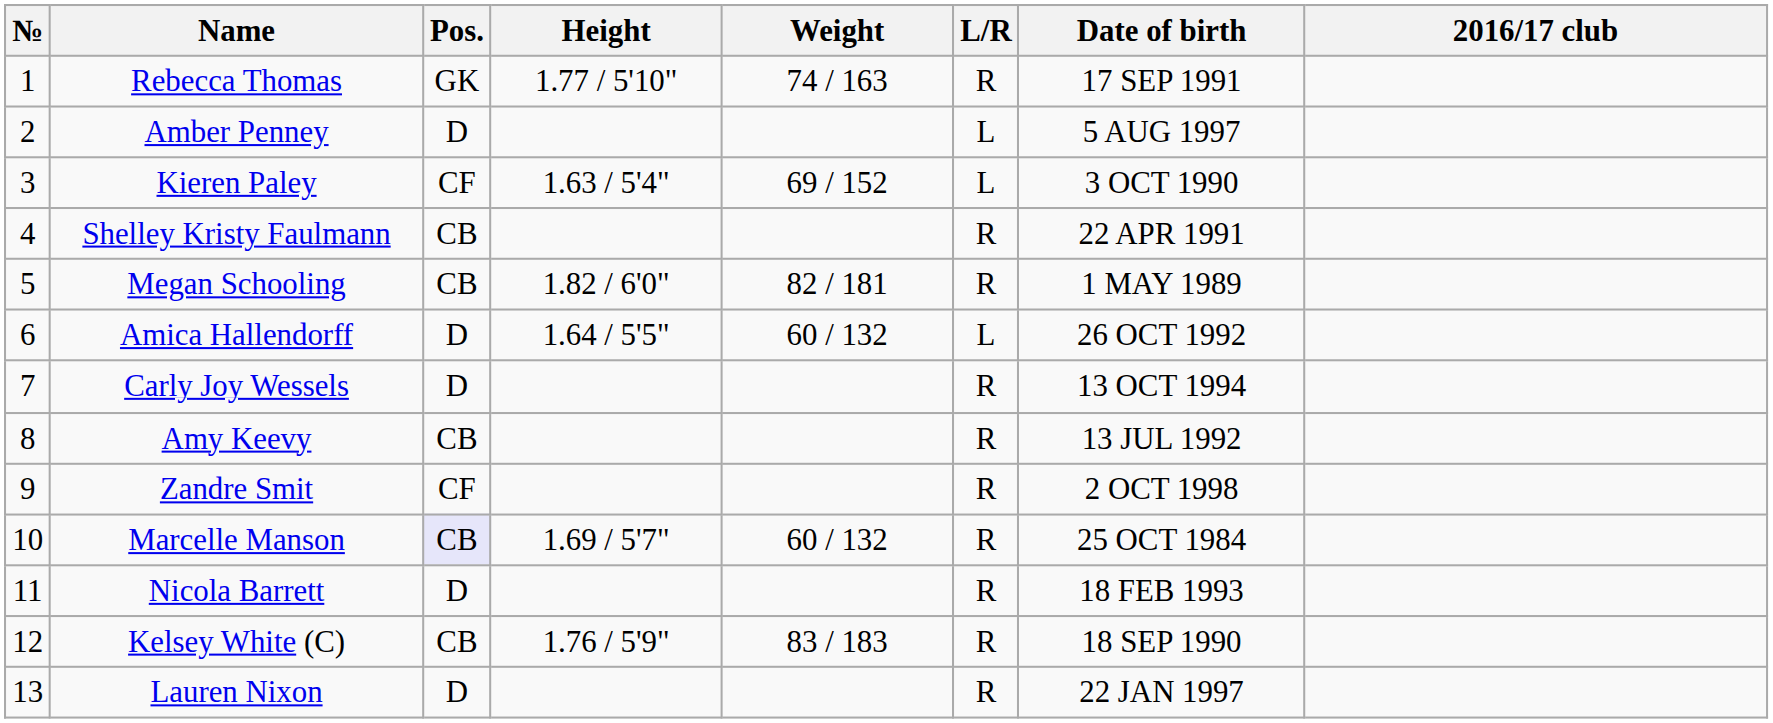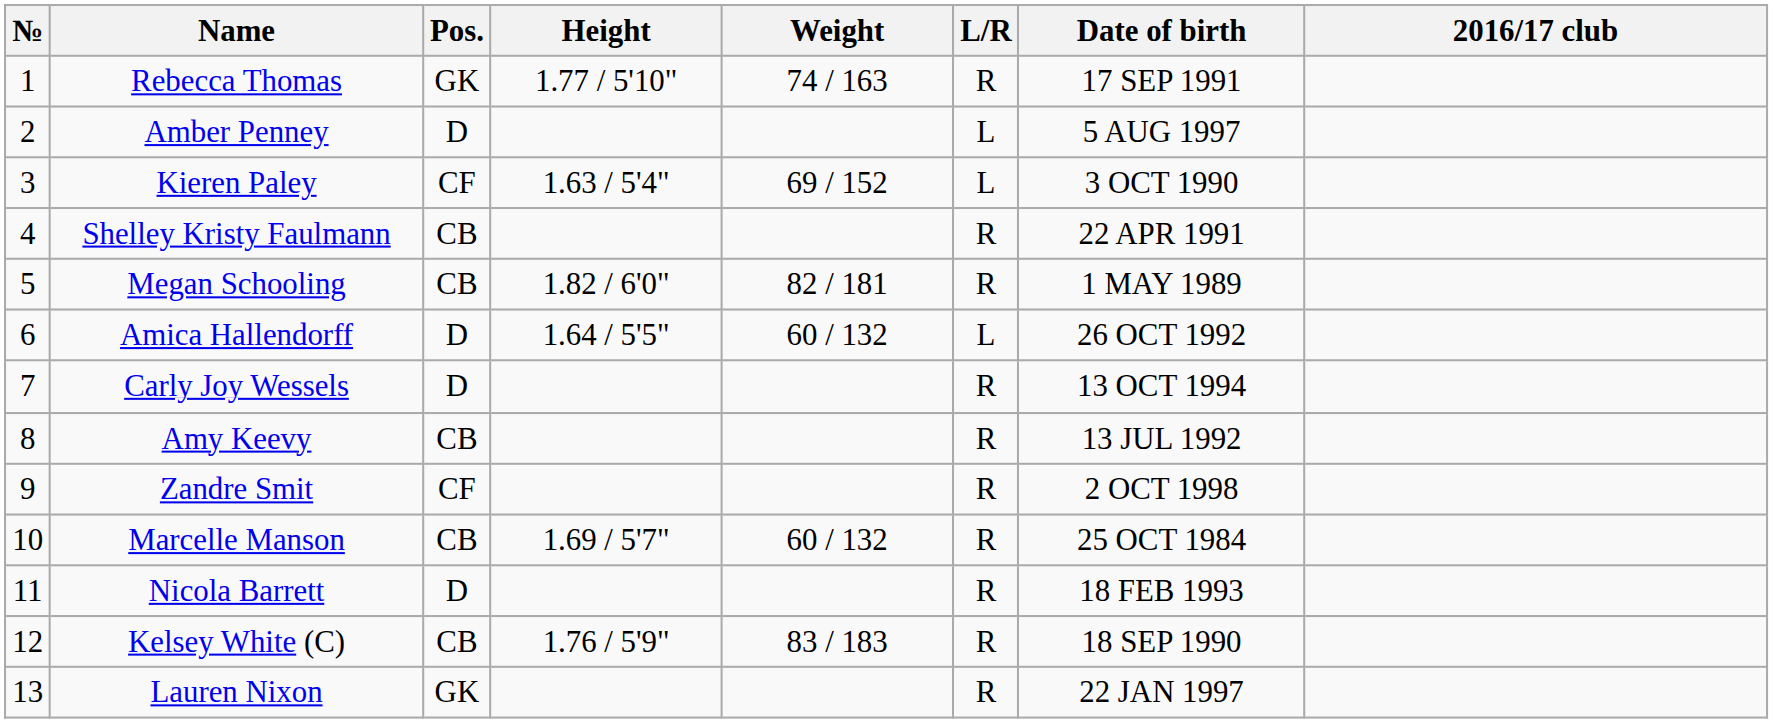(457, 538) lavender background -> (457, 538) no background
(457, 691) D -> (457, 691) GK
